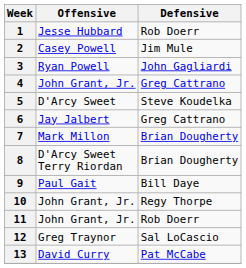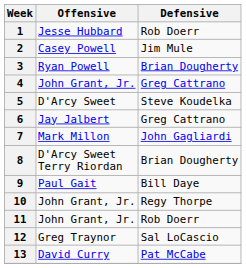(186, 66) John Gagliardi -> (189, 66) Brian Dougherty
(189, 136) Brian Dougherty -> (186, 136) John Gagliardi
